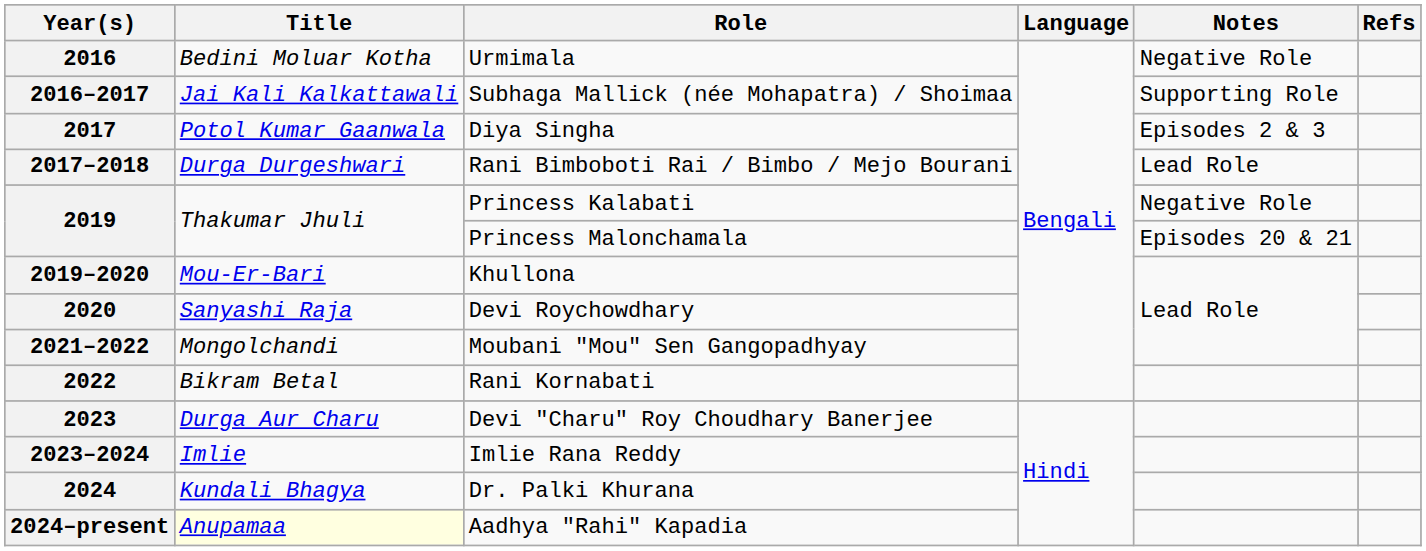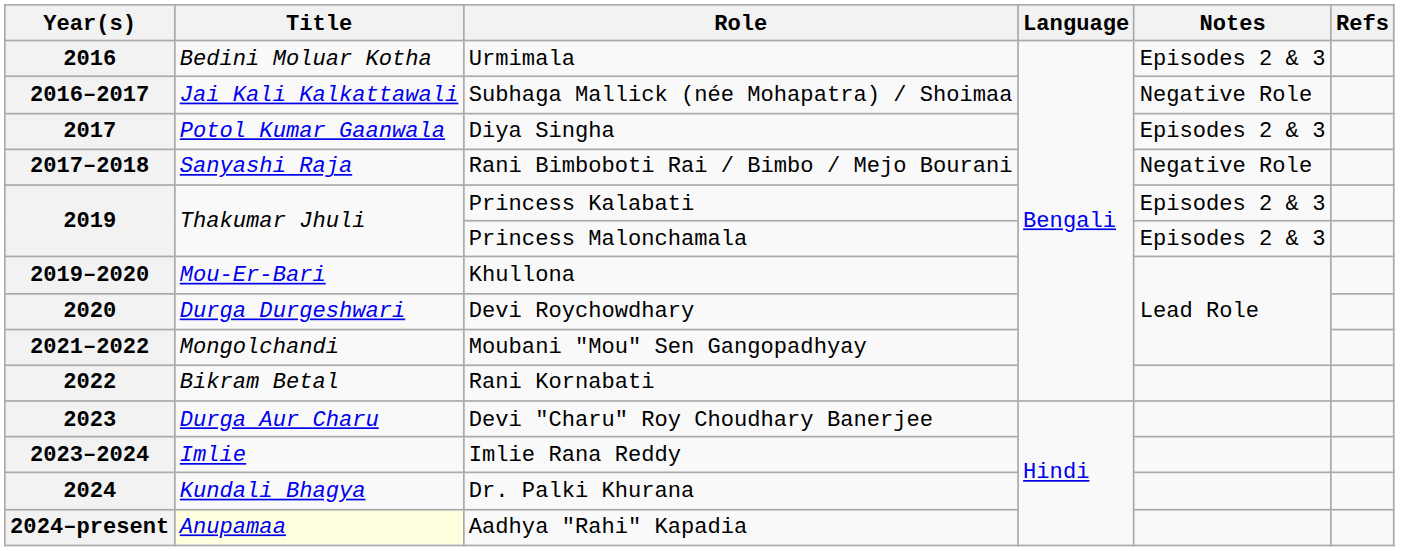(1226, 59) Negative Role -> (1233, 59) Episodes 2 & 3
(1239, 95) Supporting Role -> (1226, 95) Negative Role
(293, 167) Durga Durgeshwari -> (266, 167) Sanyashi Raja
(1199, 167) Lead Role -> (1226, 167) Negative Role
(1226, 203) Negative Role -> (1233, 203) Episodes 2 & 3
(1246, 239) Episodes 20 & 21 -> (1233, 239) Episodes 2 & 3
(266, 311) Sanyashi Raja -> (293, 311) Durga Durgeshwari
